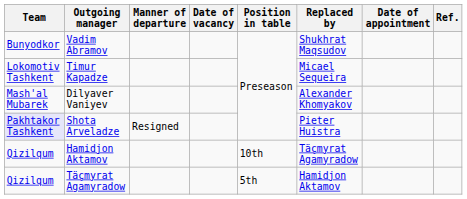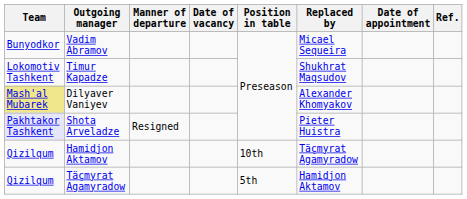(323, 45) Shukhrat Maqsudov -> (323, 45) Micael Sequeira
(323, 72) Micael Sequeira -> (323, 72) Shukhrat Maqsudov
(27, 99) no background -> (27, 99) khaki background
